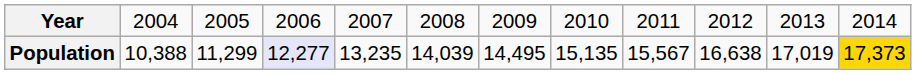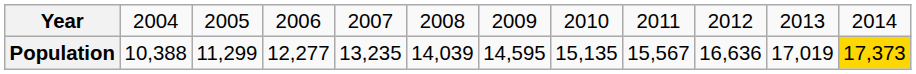(298, 53) lavender background -> (298, 53) no background
(514, 53) 14,495 -> (514, 53) 14,595
(730, 53) 16,638 -> (730, 53) 16,636
